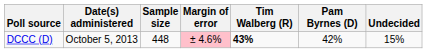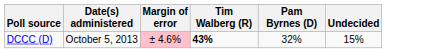- column: (160, 18)
(332, 39) 42% -> (292, 39) 32%
